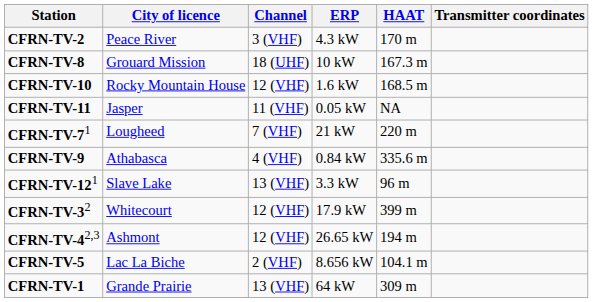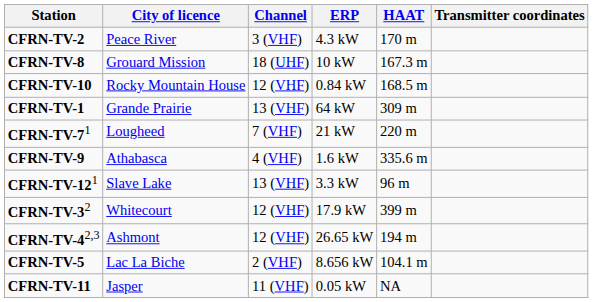(337, 85) 1.6 kW -> (341, 85) 0.84 kW
rows swapped: (49, 108) <-> (46, 285)
(341, 158) 0.84 kW -> (337, 158) 1.6 kW
